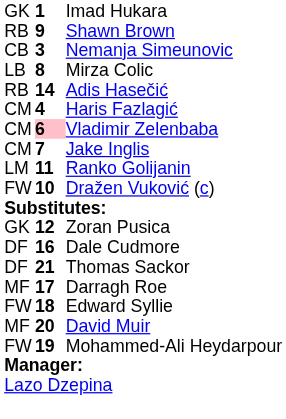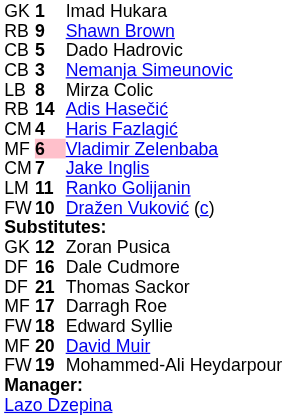+ row: (124, 50)
(18, 129) CM -> (17, 149) MF
